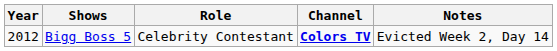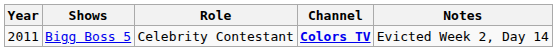(23, 36) 2012 -> (23, 36) 2011
